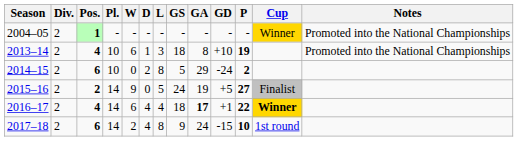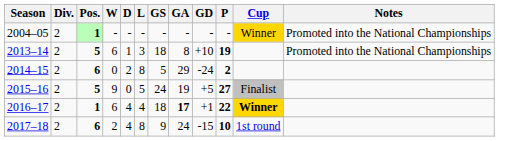- column: (112, 13)
(97, 51) 4 -> (97, 51) 5
(97, 88) 2 -> (97, 88) 5
(97, 107) 4 -> (97, 107) 1
